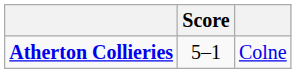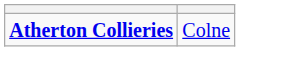- column: (206, 20)
